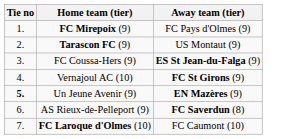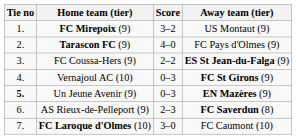+ column: (168, 12)
(208, 28) FC Pays d'Olmes (9) -> (237, 28) US Montaut (9)
(208, 45) US Montaut (9) -> (237, 45) FC Pays d'Olmes (9)
